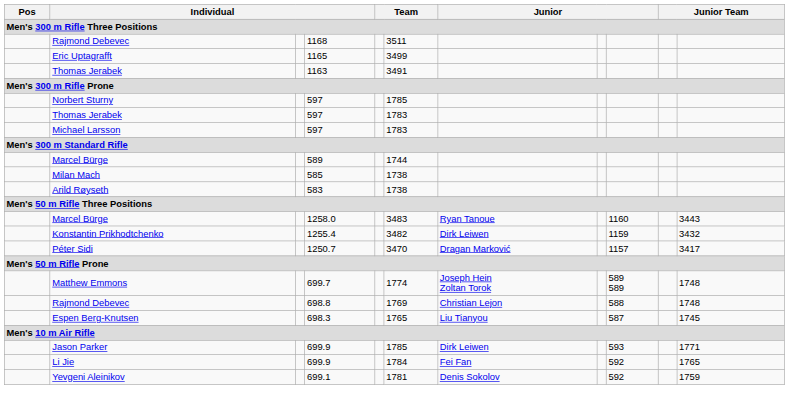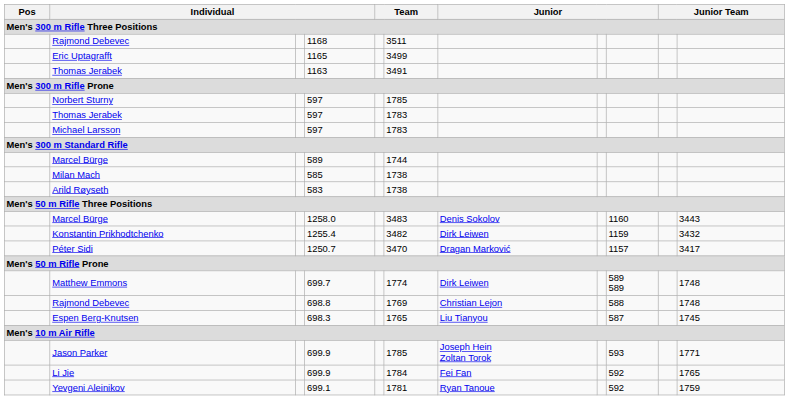(467, 219) Ryan Tanoue -> (470, 219) Denis Sokolov
(466, 283) Joseph Hein Zoltan Torok -> (464, 283) Dirk Leiwen
(464, 348) Dirk Leiwen -> (466, 353) Joseph Hein Zoltan Torok
(470, 377) Denis Sokolov -> (467, 388) Ryan Tanoue
